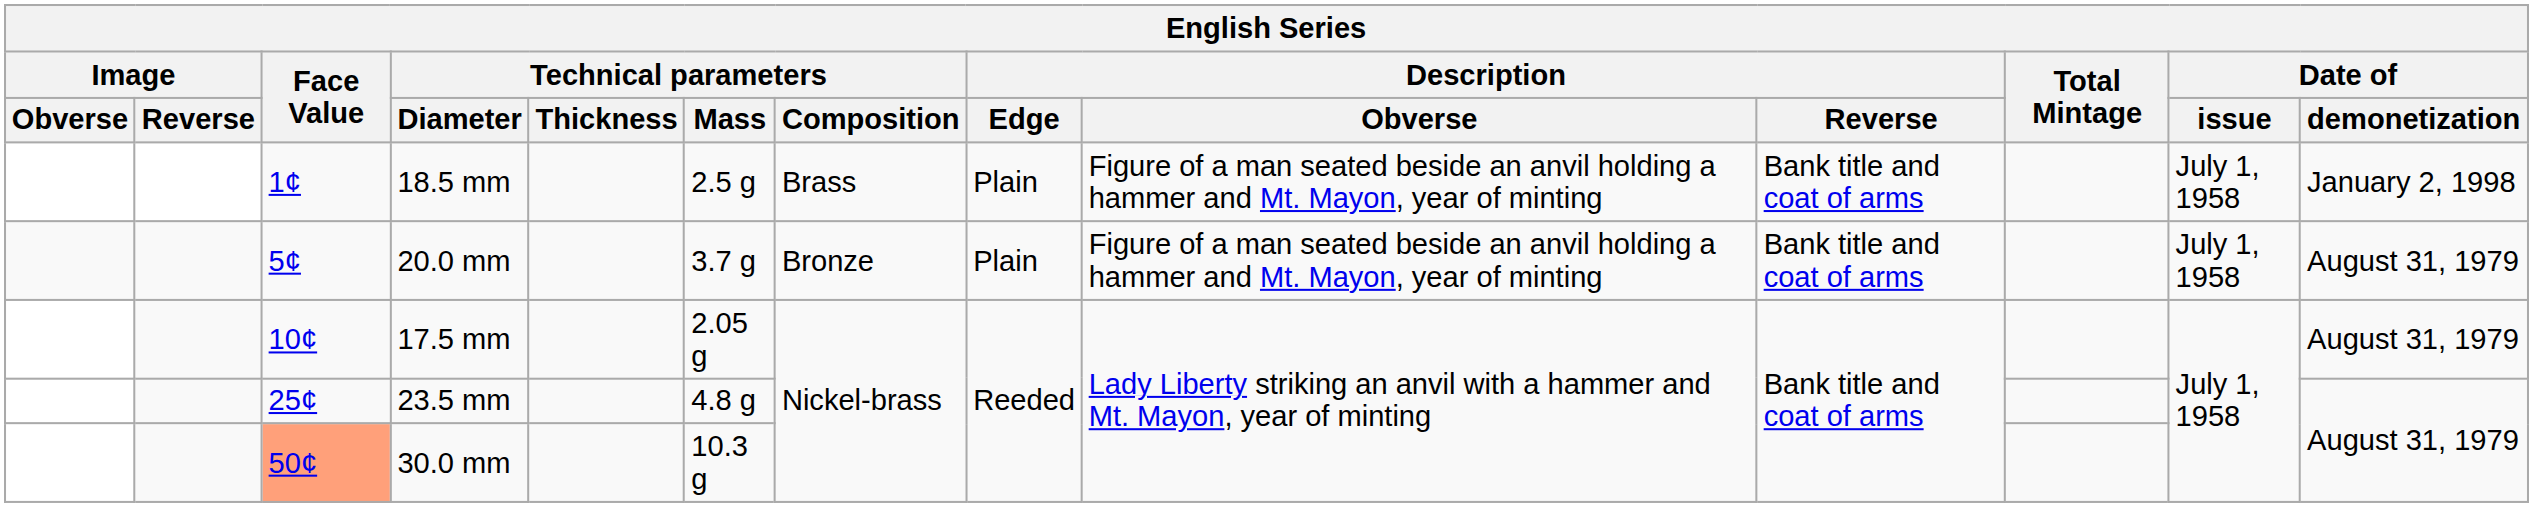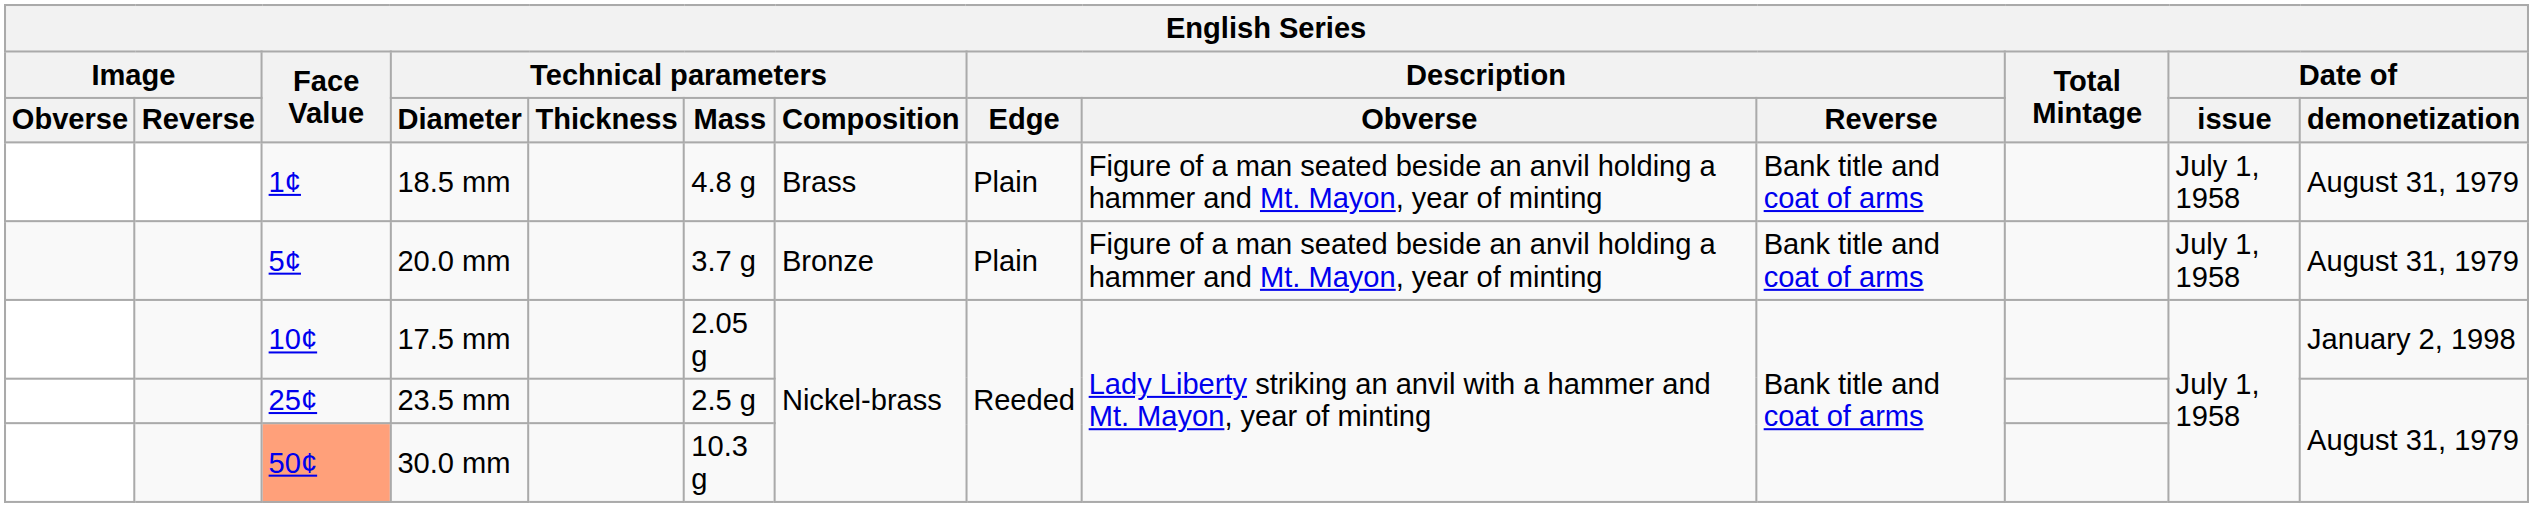(724, 182) 2.5 g -> (724, 182) 4.8 g
(2411, 182) January 2, 1998 -> (2413, 182) August 31, 1979
(2413, 339) August 31, 1979 -> (2411, 339) January 2, 1998
(724, 401) 4.8 g -> (724, 401) 2.5 g
